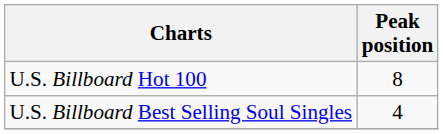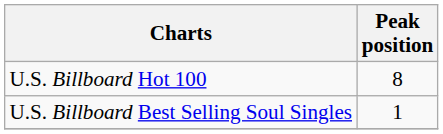(398, 111) 4 -> (398, 111) 1
